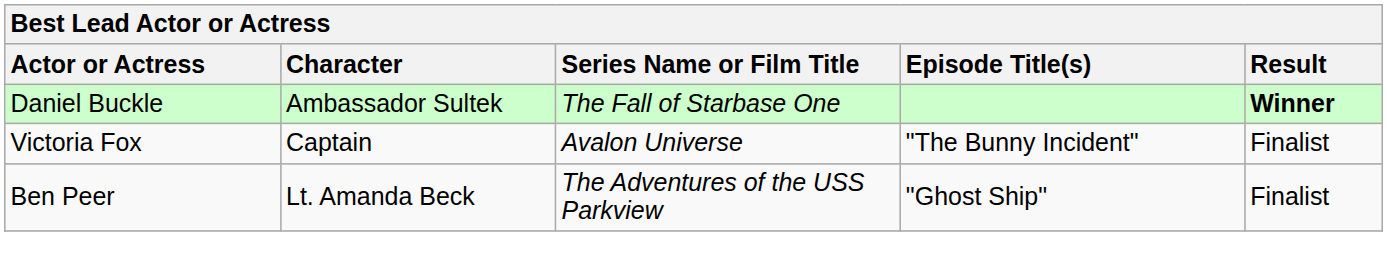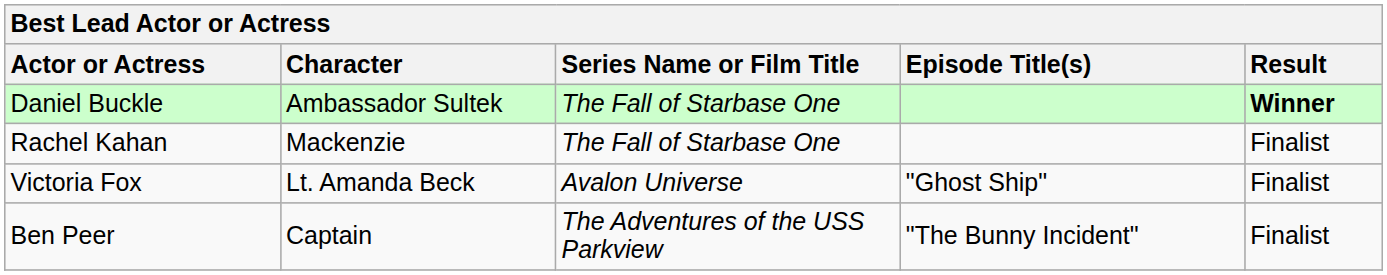+ row: (89, 143)
(329, 143) Captain -> (380, 182) Lt. Amanda Beck
(1022, 143) "The Bunny Incident" -> (976, 182) "Ghost Ship"
(380, 196) Lt. Amanda Beck -> (329, 236) Captain
(976, 196) "Ghost Ship" -> (1022, 236) "The Bunny Incident"
